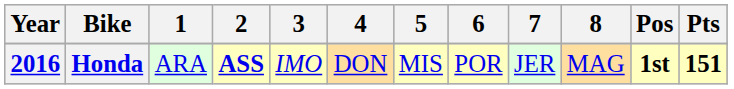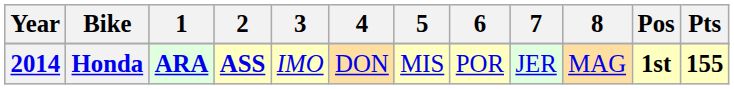(35, 63) 2016 -> (35, 63) 2014
(181, 63) normal -> (182, 63) bold
(703, 63) 151 -> (705, 63) 155
